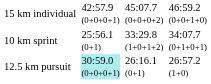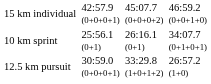(144, 40) 33:29.8 (1+0+1+2) -> (141, 40) 26:16.1 (0+1)
(101, 66) paleturquoise background -> (101, 66) no background
(141, 66) 26:16.1 (0+1) -> (144, 66) 33:29.8 (1+0+1+2)
